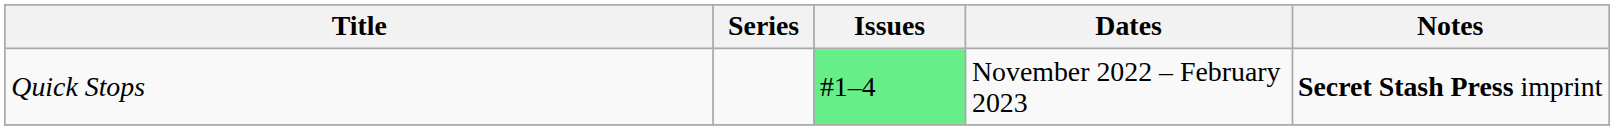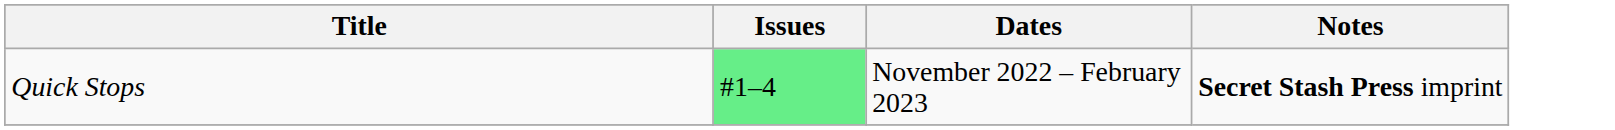- column: (764, 26)
